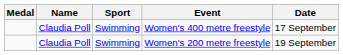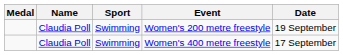rows swapped: (207, 43) <-> (207, 28)
